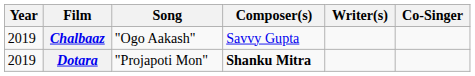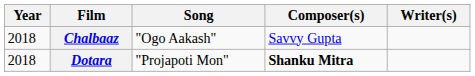- column: (433, 15)
(22, 37) 2019 -> (22, 37) 2018
(22, 60) 2019 -> (22, 60) 2018
